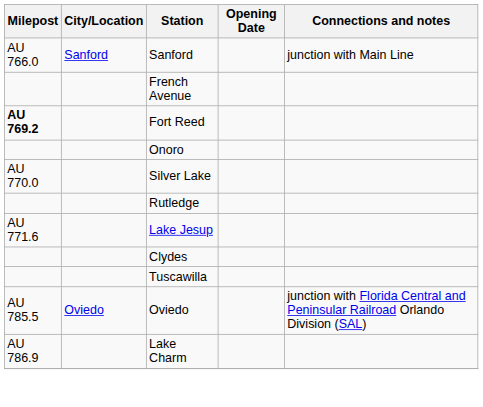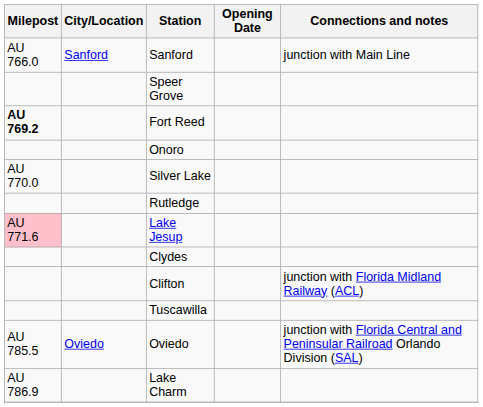- row: (170, 89)
+ row: (166, 89)
(23, 230) no background -> (23, 230) pink background
+ row: (167, 283)
